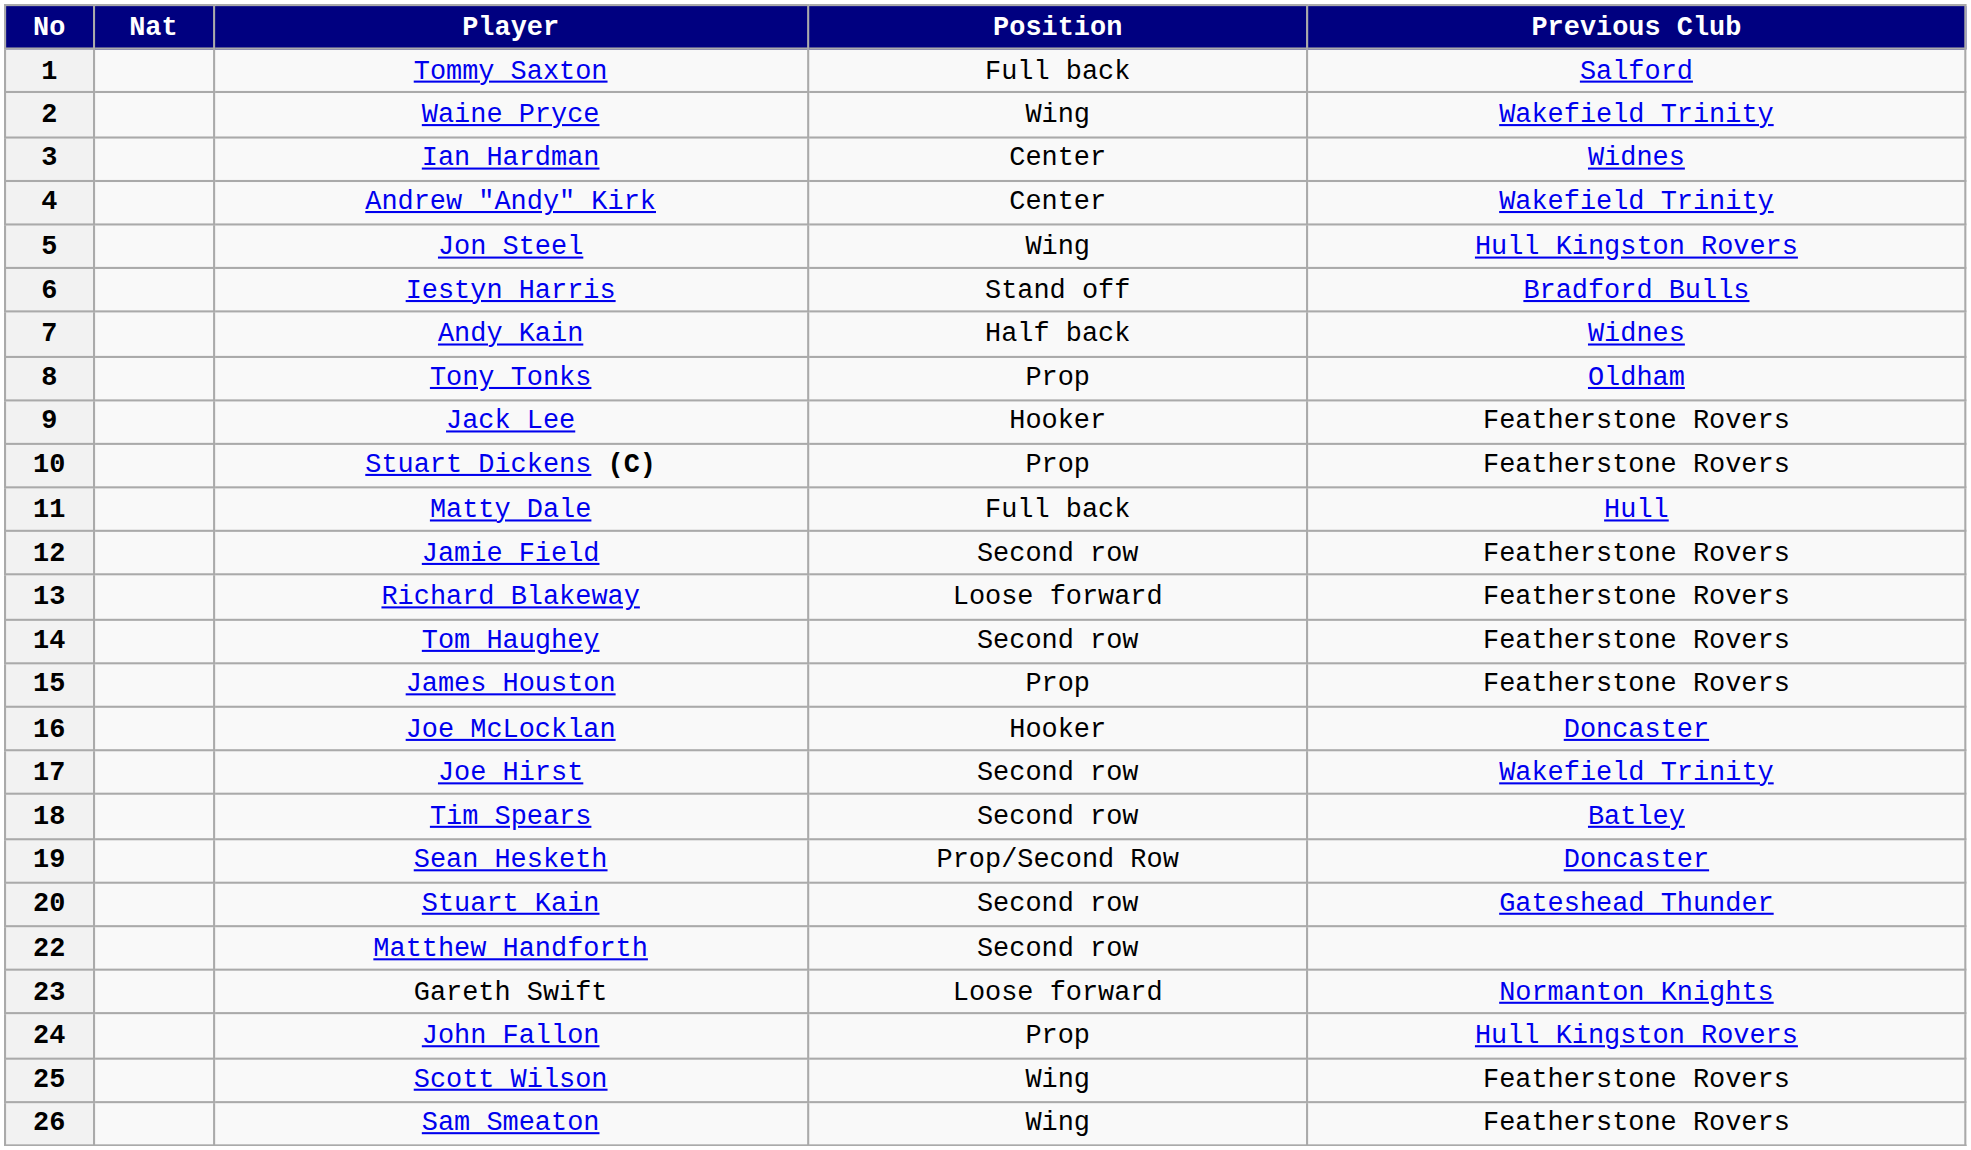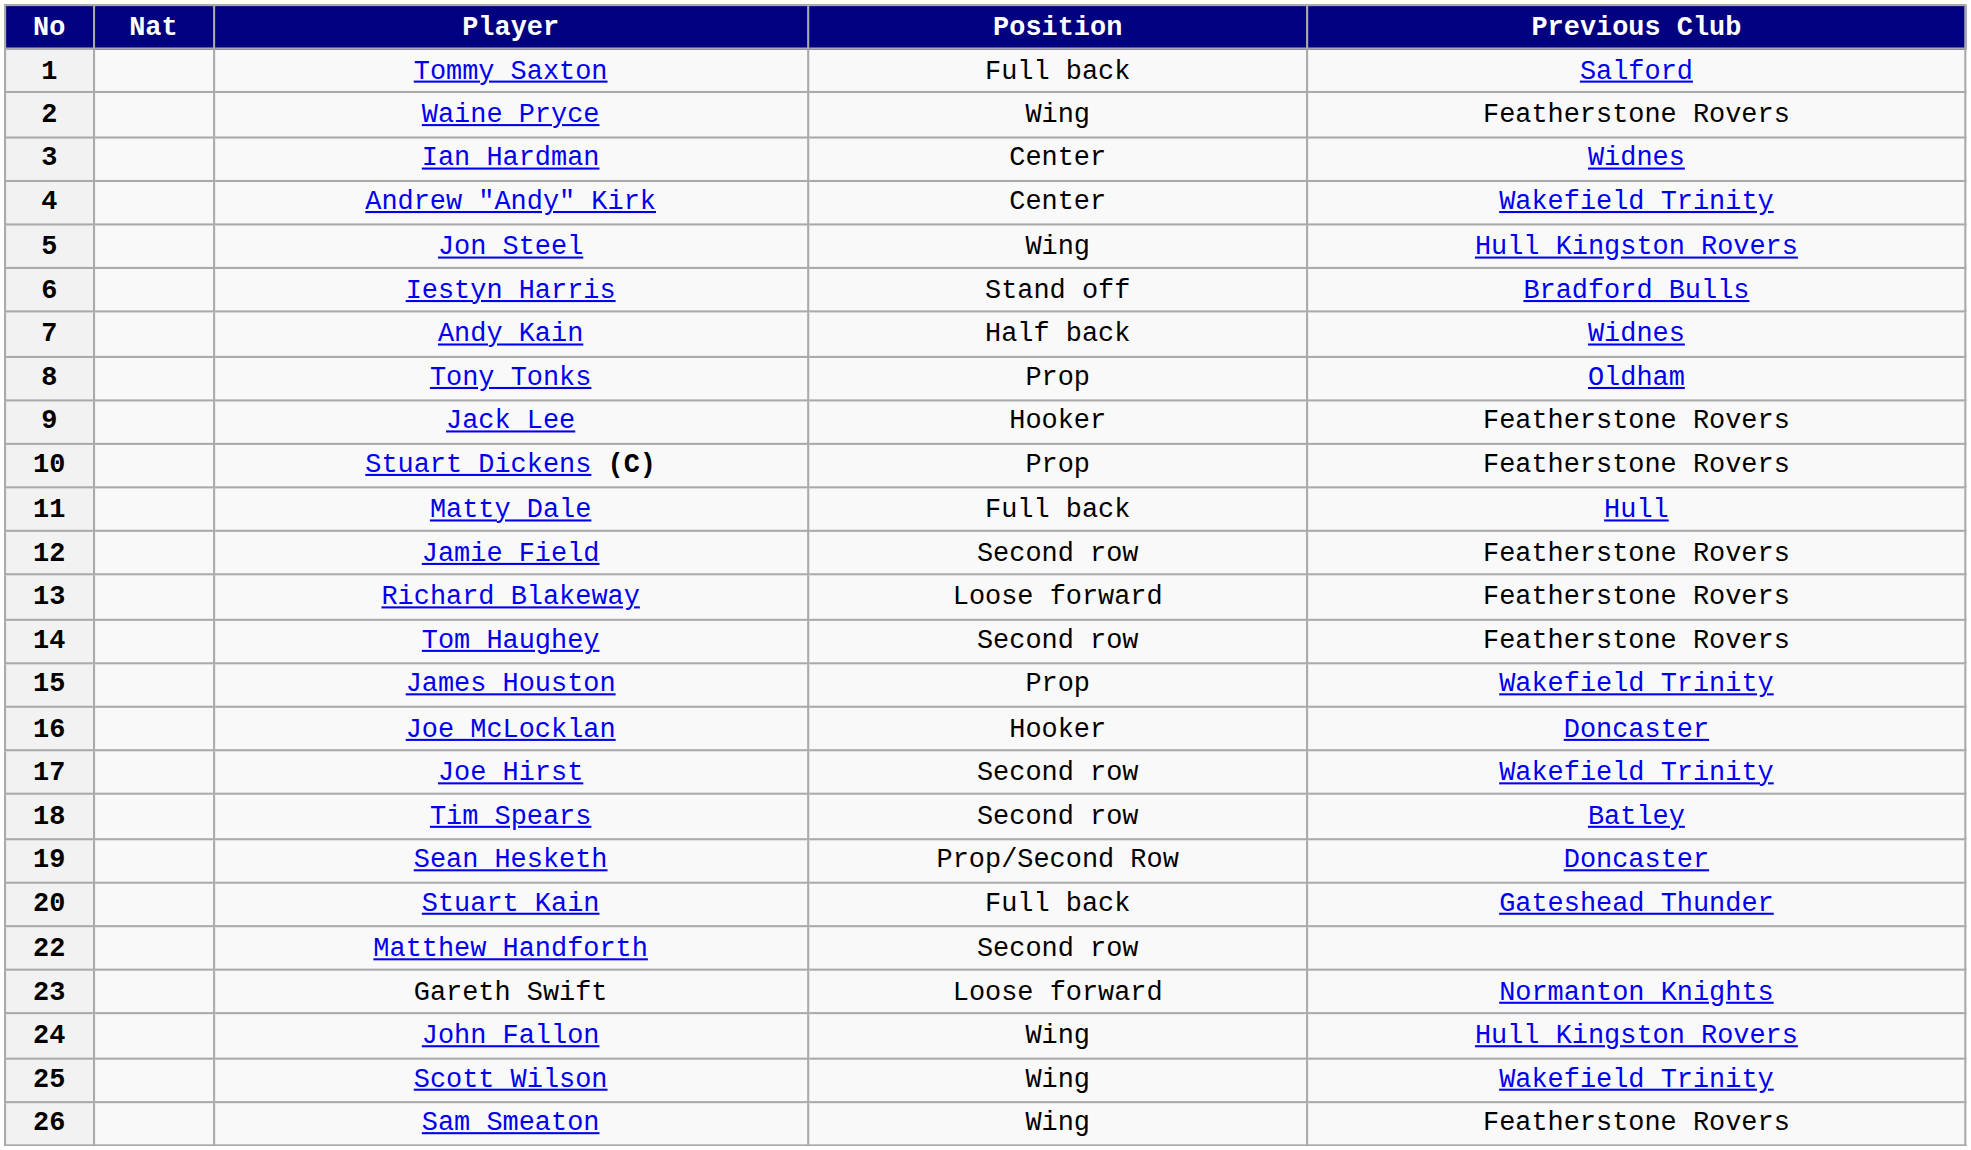(1636, 115) Wakefield Trinity -> (1636, 115) Featherstone Rovers
(1636, 685) Featherstone Rovers -> (1636, 685) Wakefield Trinity
(1058, 904) Second row -> (1058, 904) Full back
(1058, 1036) Prop -> (1058, 1036) Wing
(1636, 1080) Featherstone Rovers -> (1636, 1080) Wakefield Trinity
